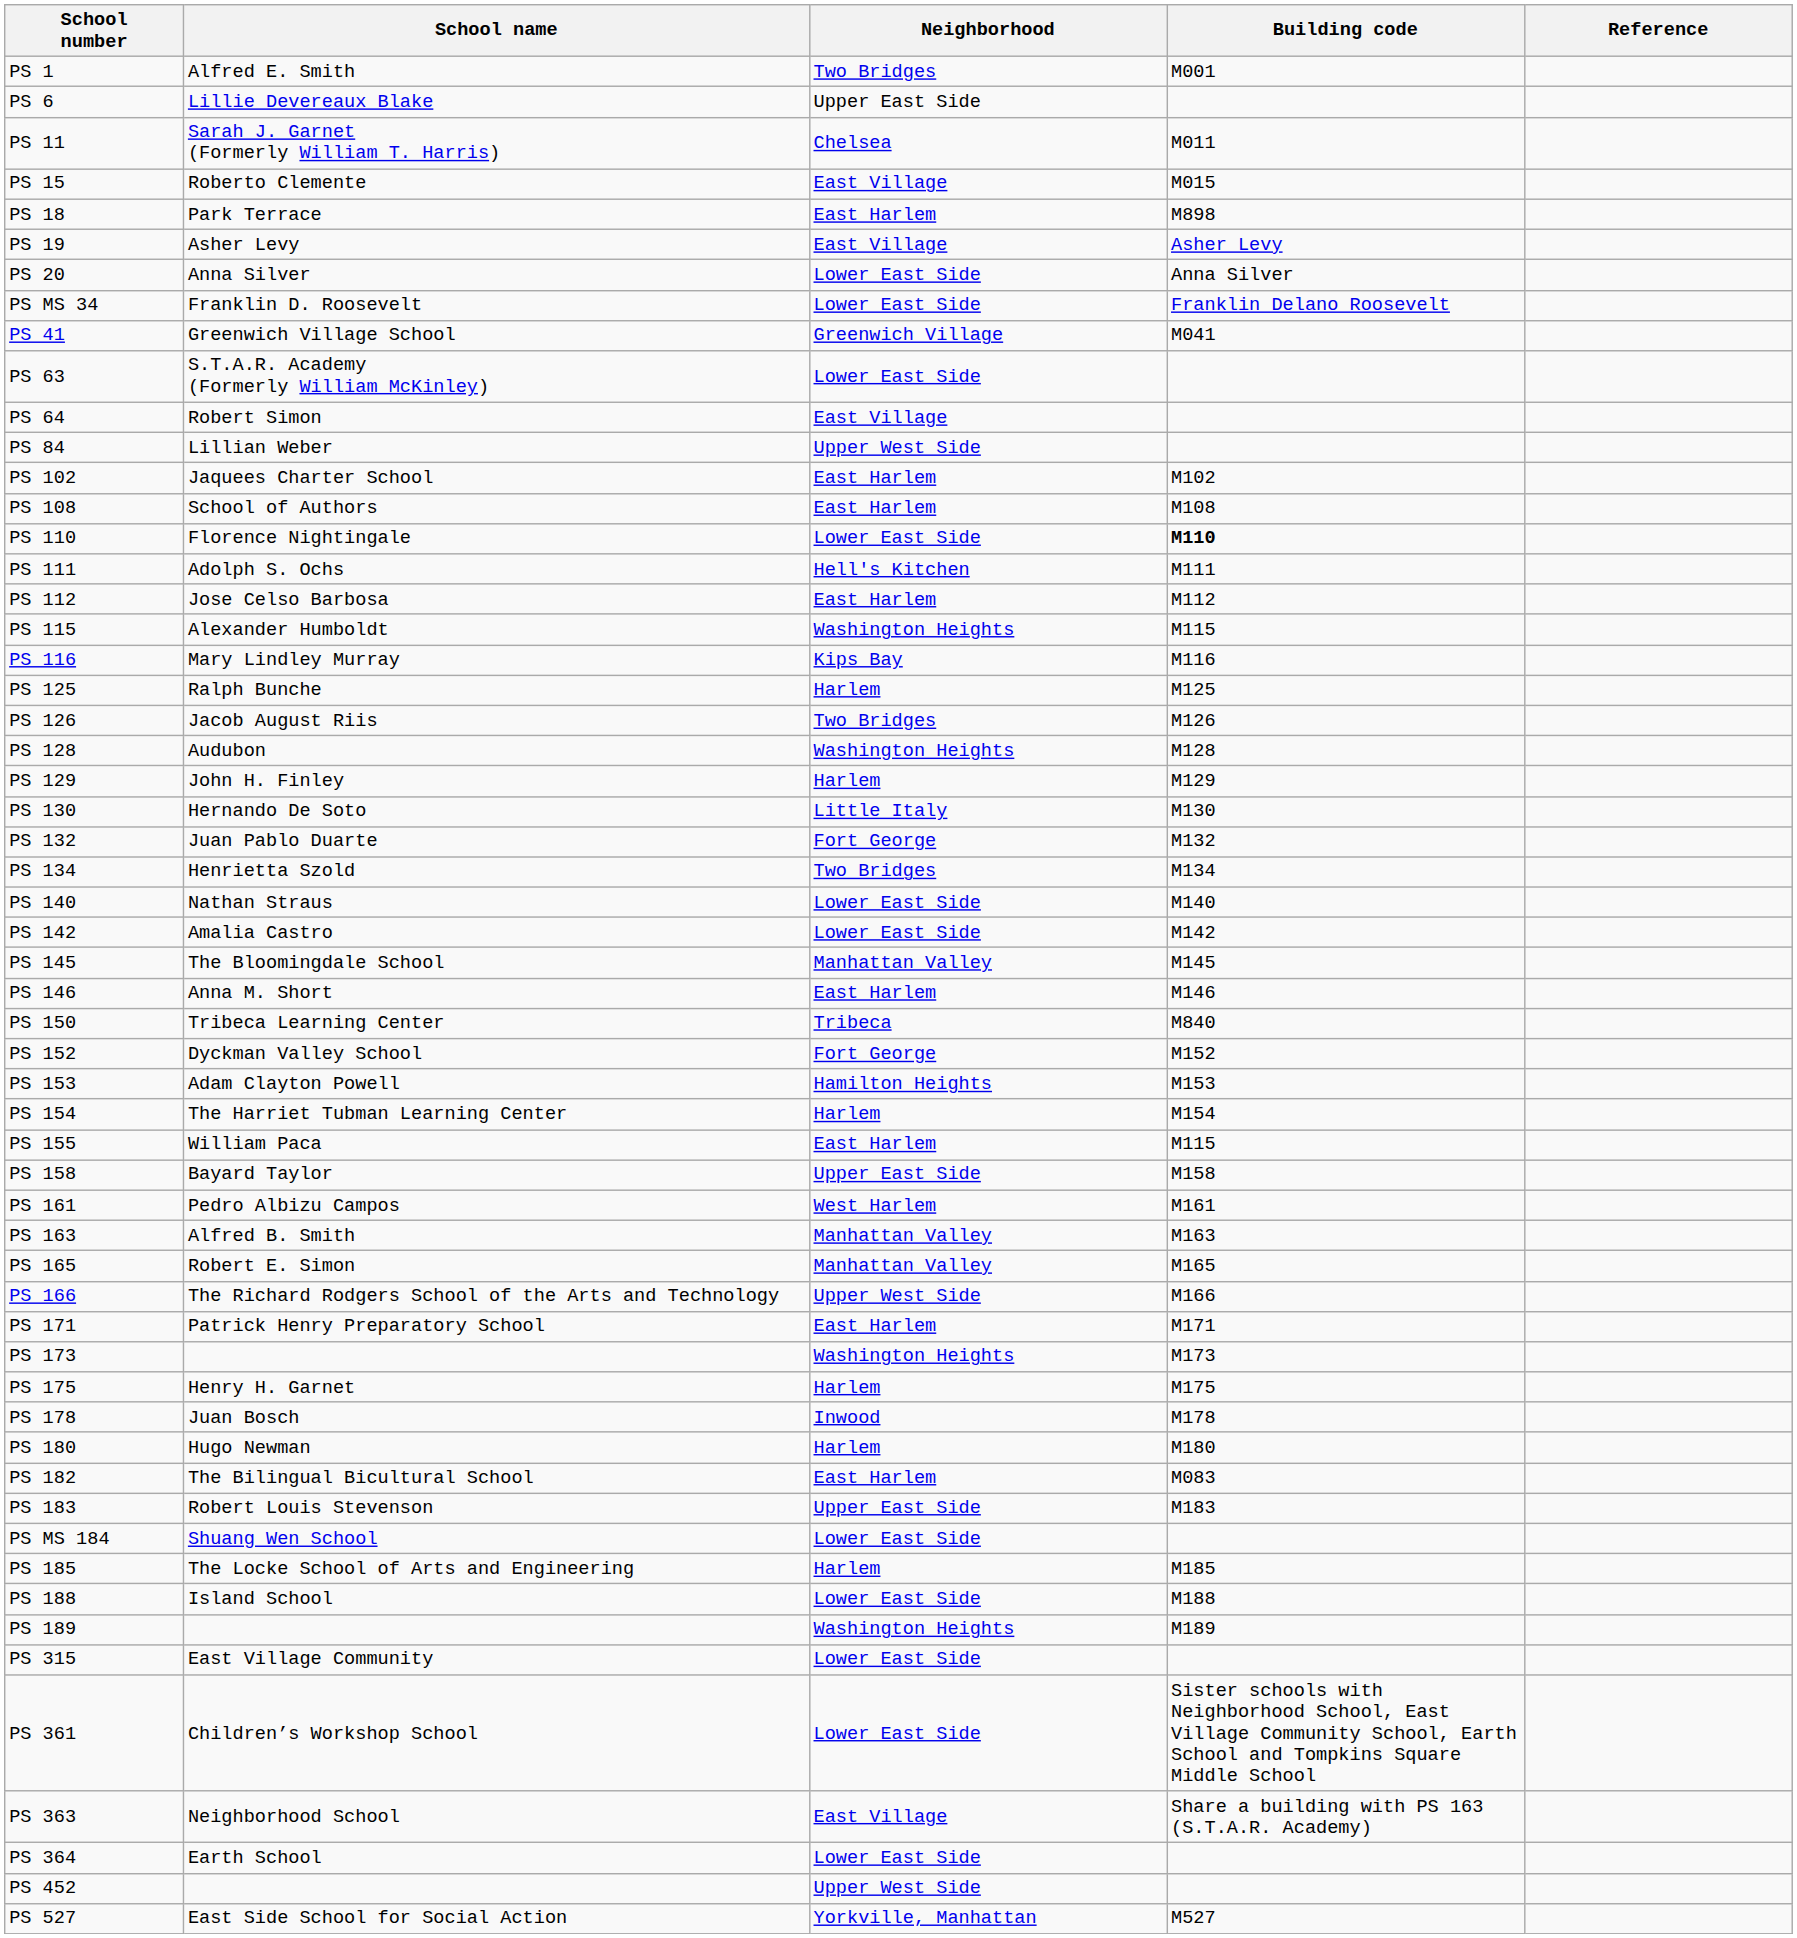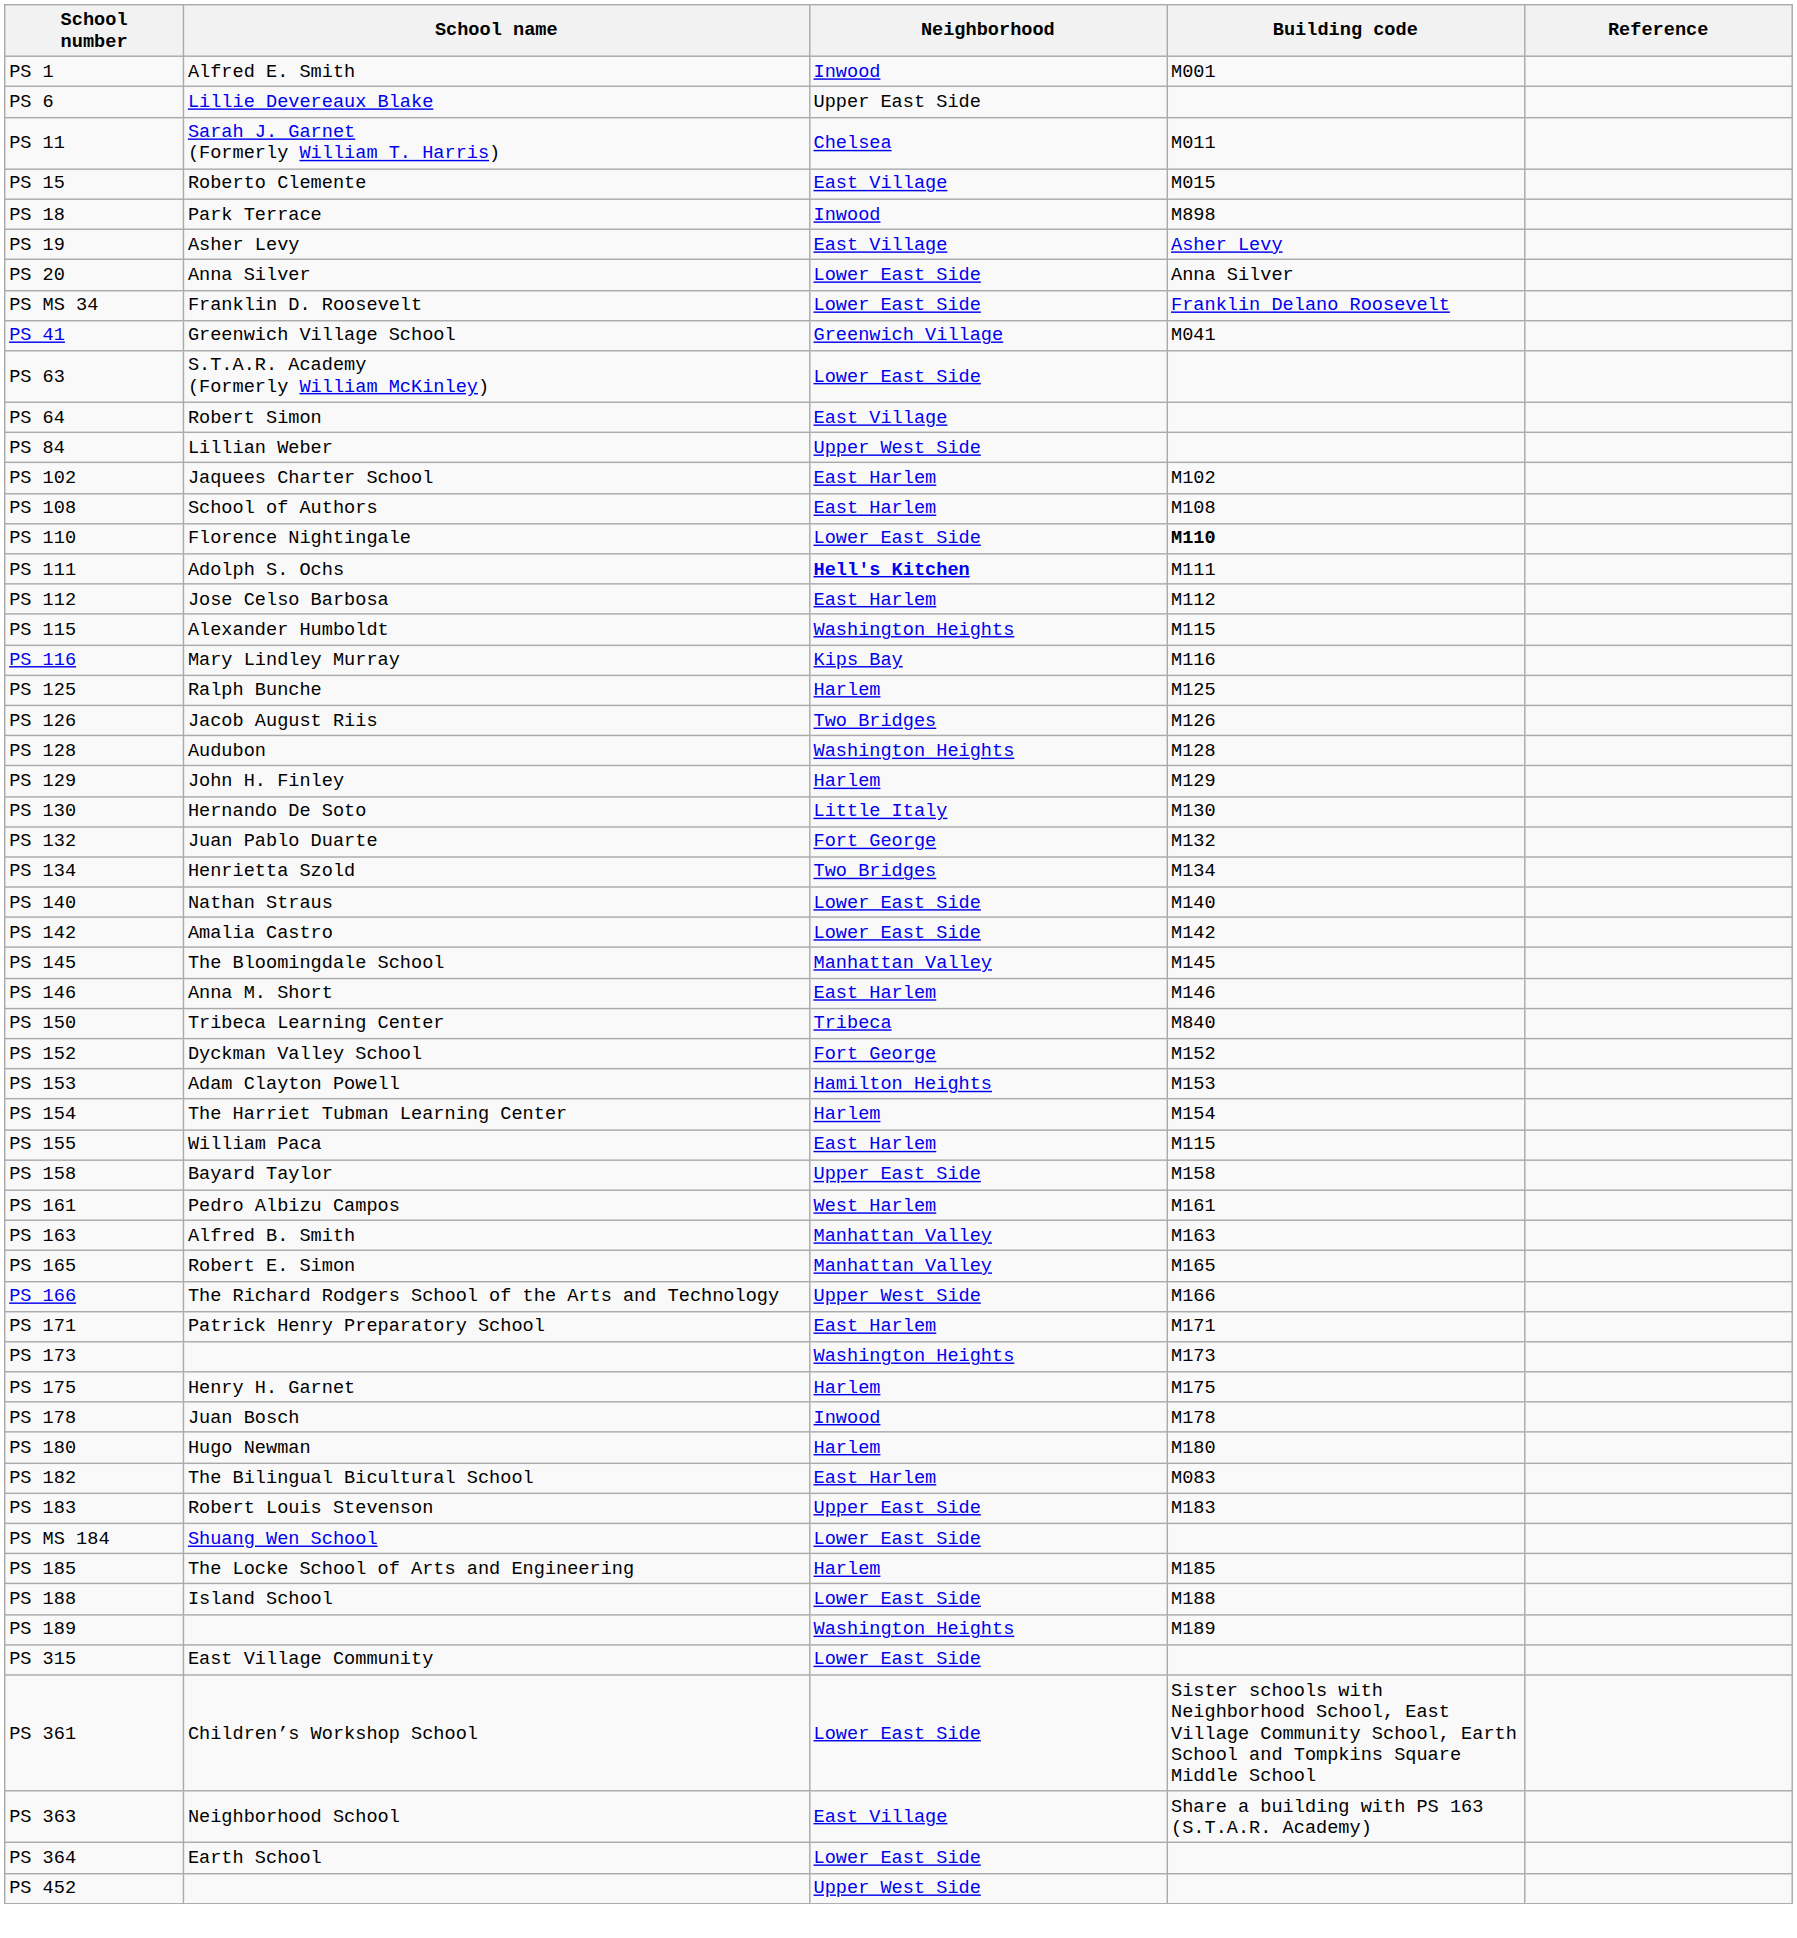(875, 72) Two Bridges -> (847, 72) Inwood
(875, 214) East Harlem -> (847, 214) Inwood
(892, 569) normal -> (892, 569) bold
- row: (43, 1918)
